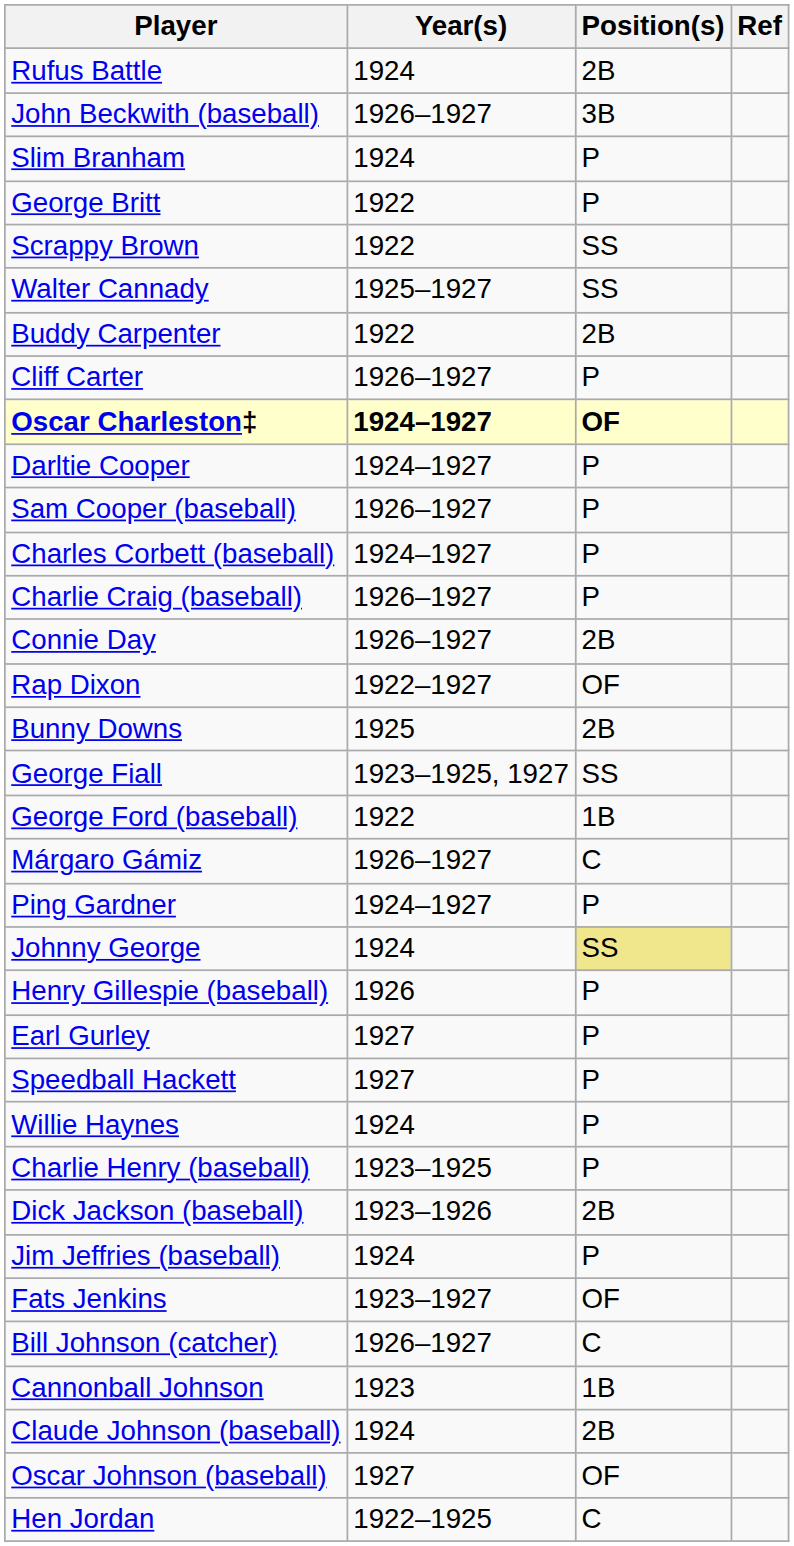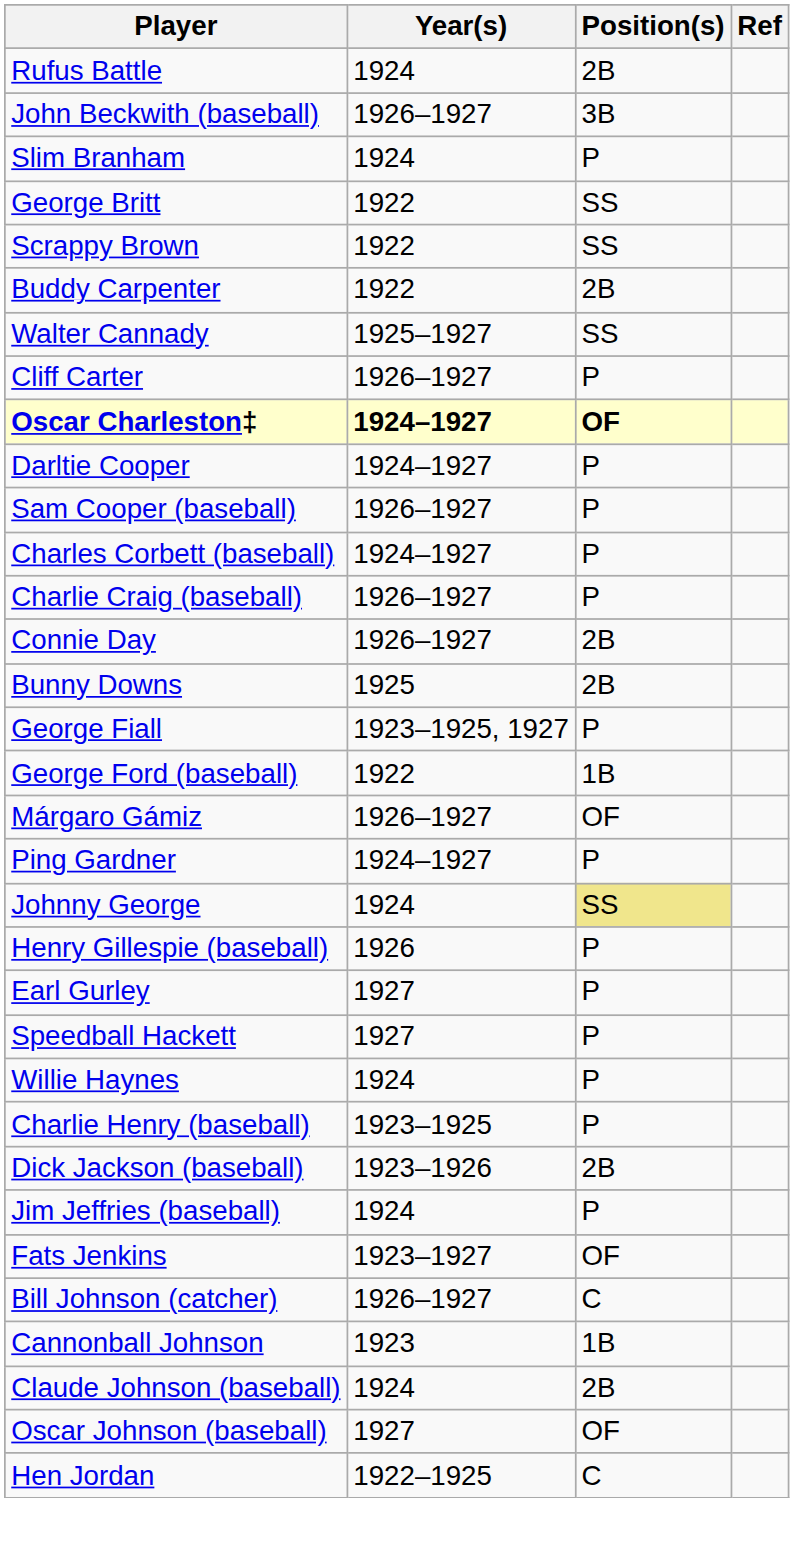(591, 202) P -> (600, 202) SS
rows swapped: (110, 289) <-> (116, 333)
- row: (76, 684)
(600, 772) SS -> (591, 728) P
(592, 860) C -> (601, 816) OF
